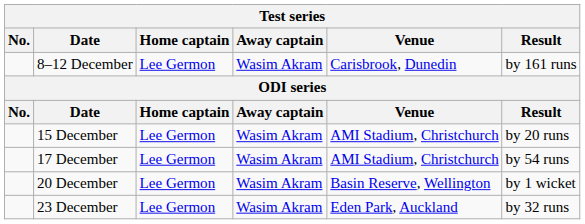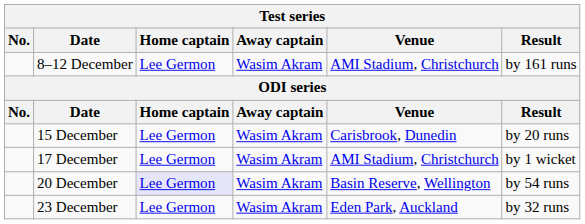(393, 64) Carisbrook, Dunedin -> (414, 64) AMI Stadium, Christchurch
(414, 135) AMI Stadium, Christchurch -> (393, 135) Carisbrook, Dunedin
(537, 159) by 54 runs -> (541, 159) by 1 wicket
(177, 183) no background -> (177, 183) lavender background
(541, 183) by 1 wicket -> (537, 183) by 54 runs
